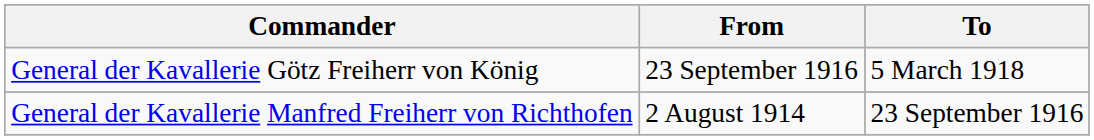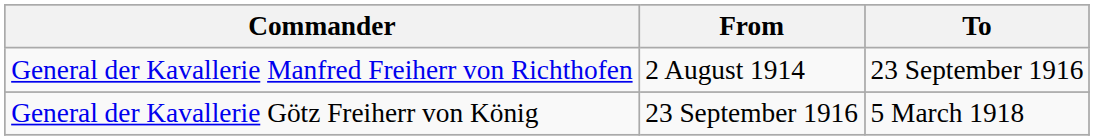rows swapped: (322, 112) <-> (275, 69)
